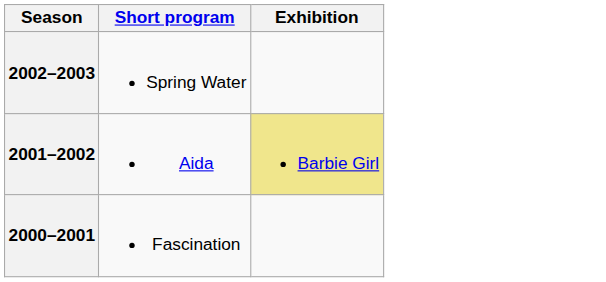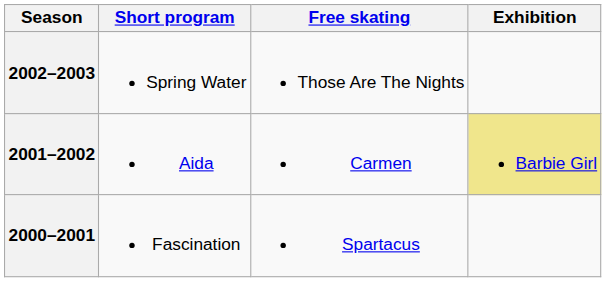+ column: (359, 18)
